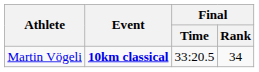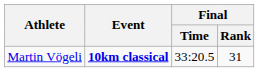(236, 56) 34 -> (236, 56) 31
